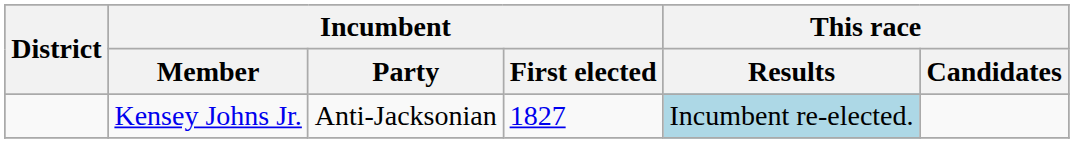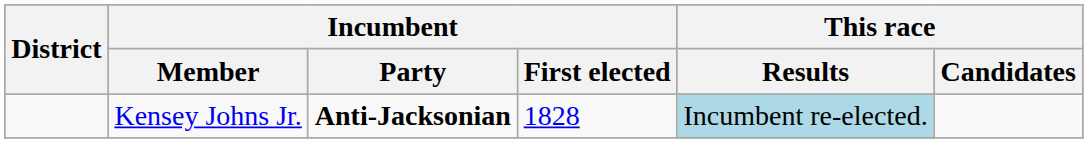(406, 115) normal -> (413, 115) bold
(538, 115) 1827 -> (552, 115) 1828
